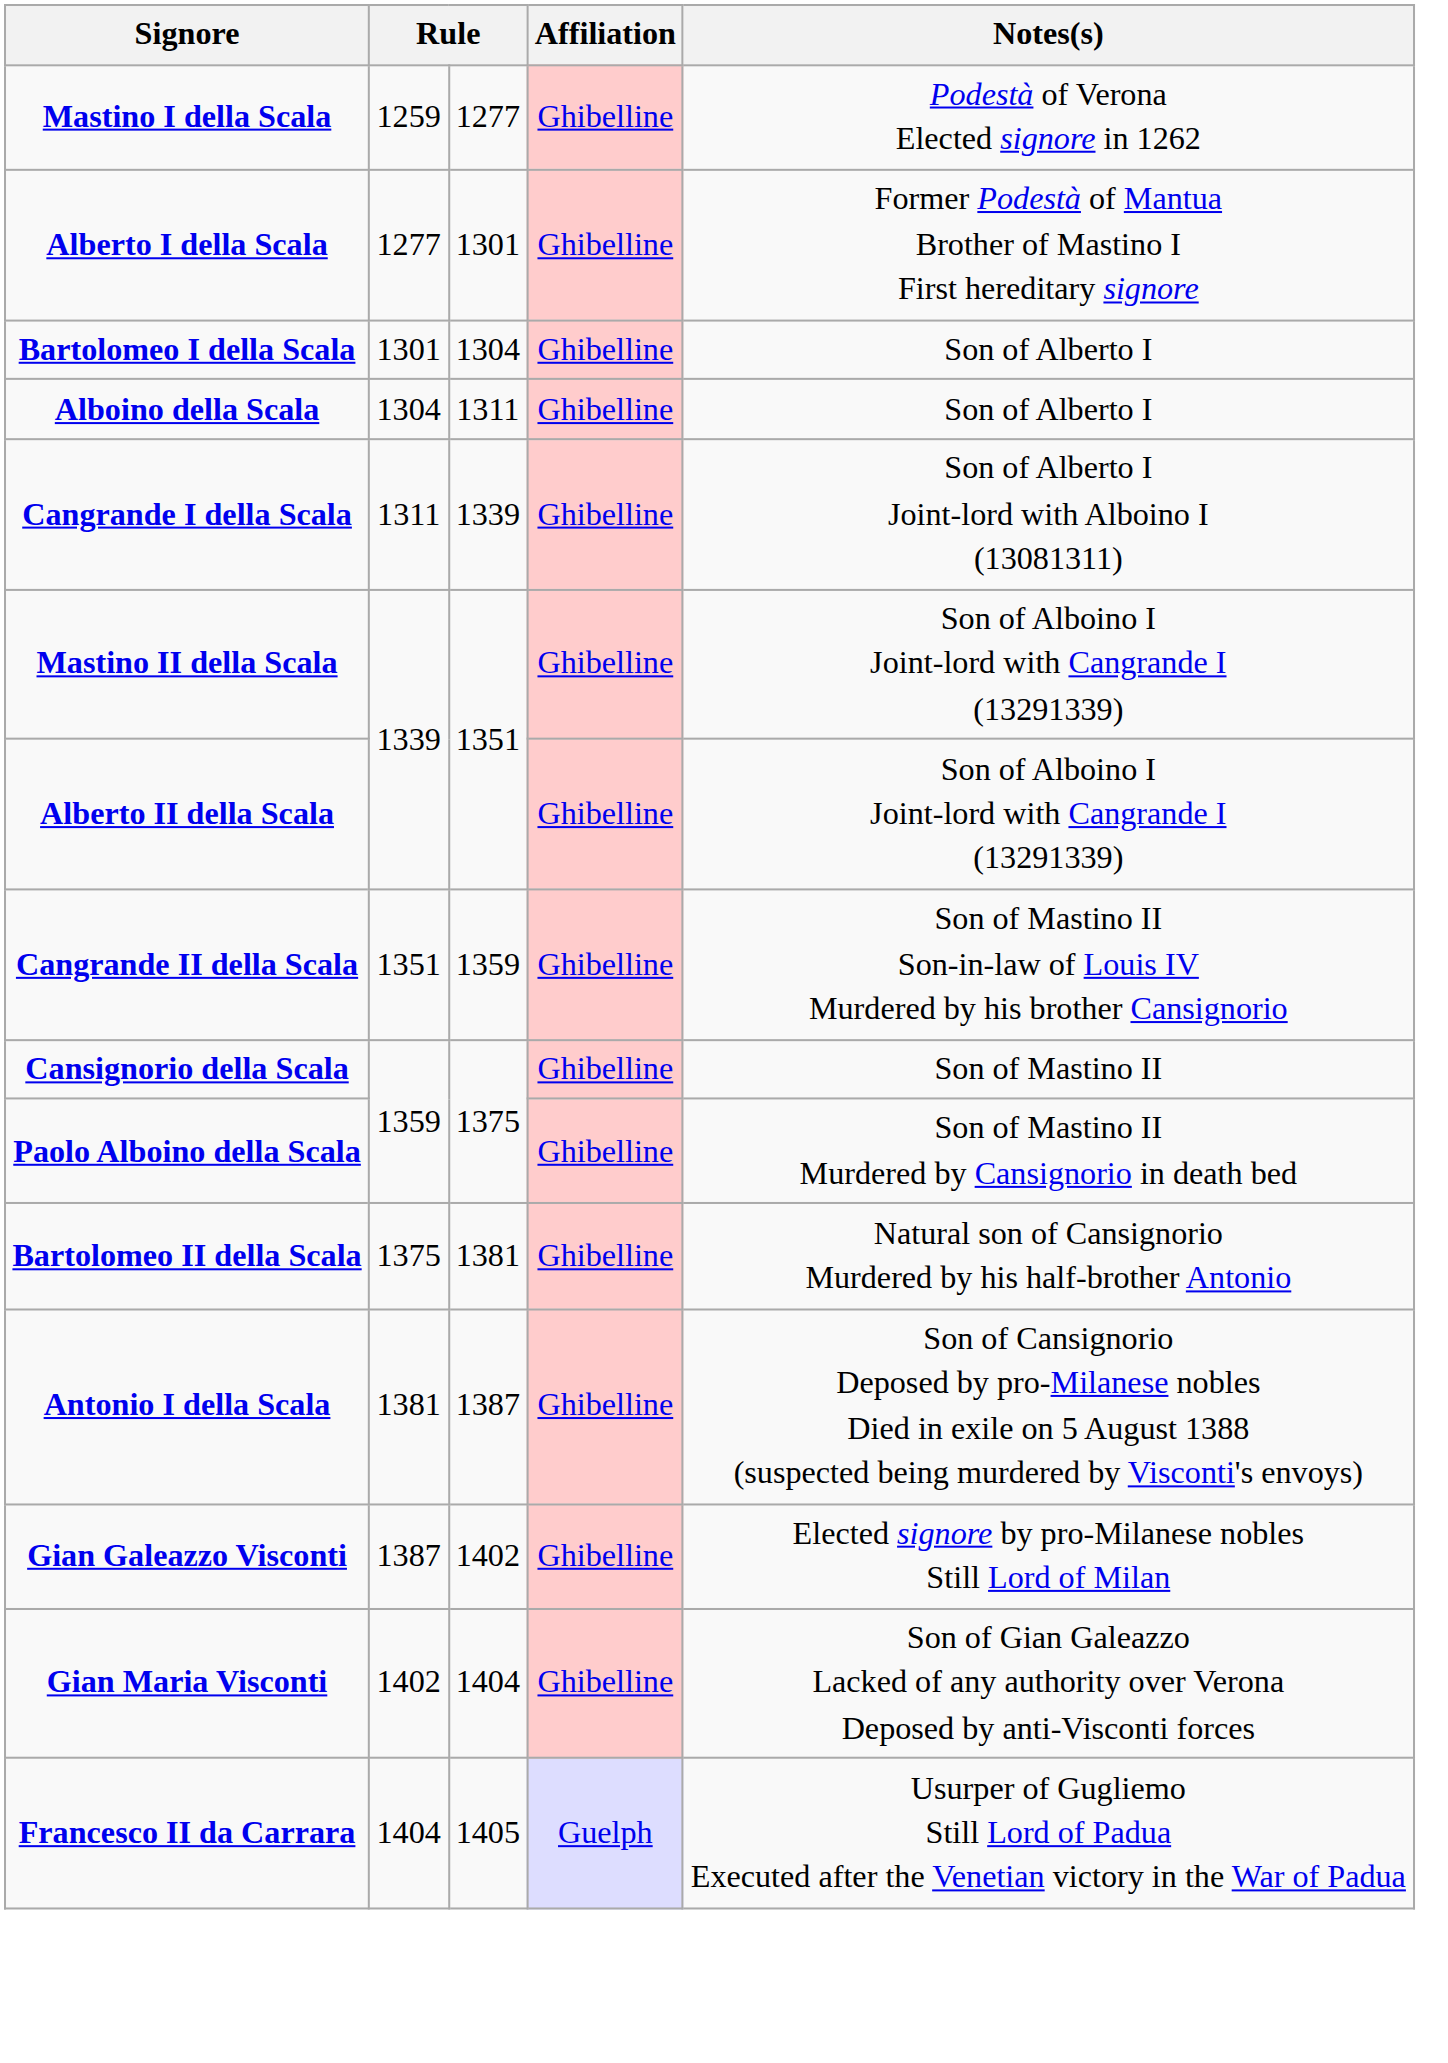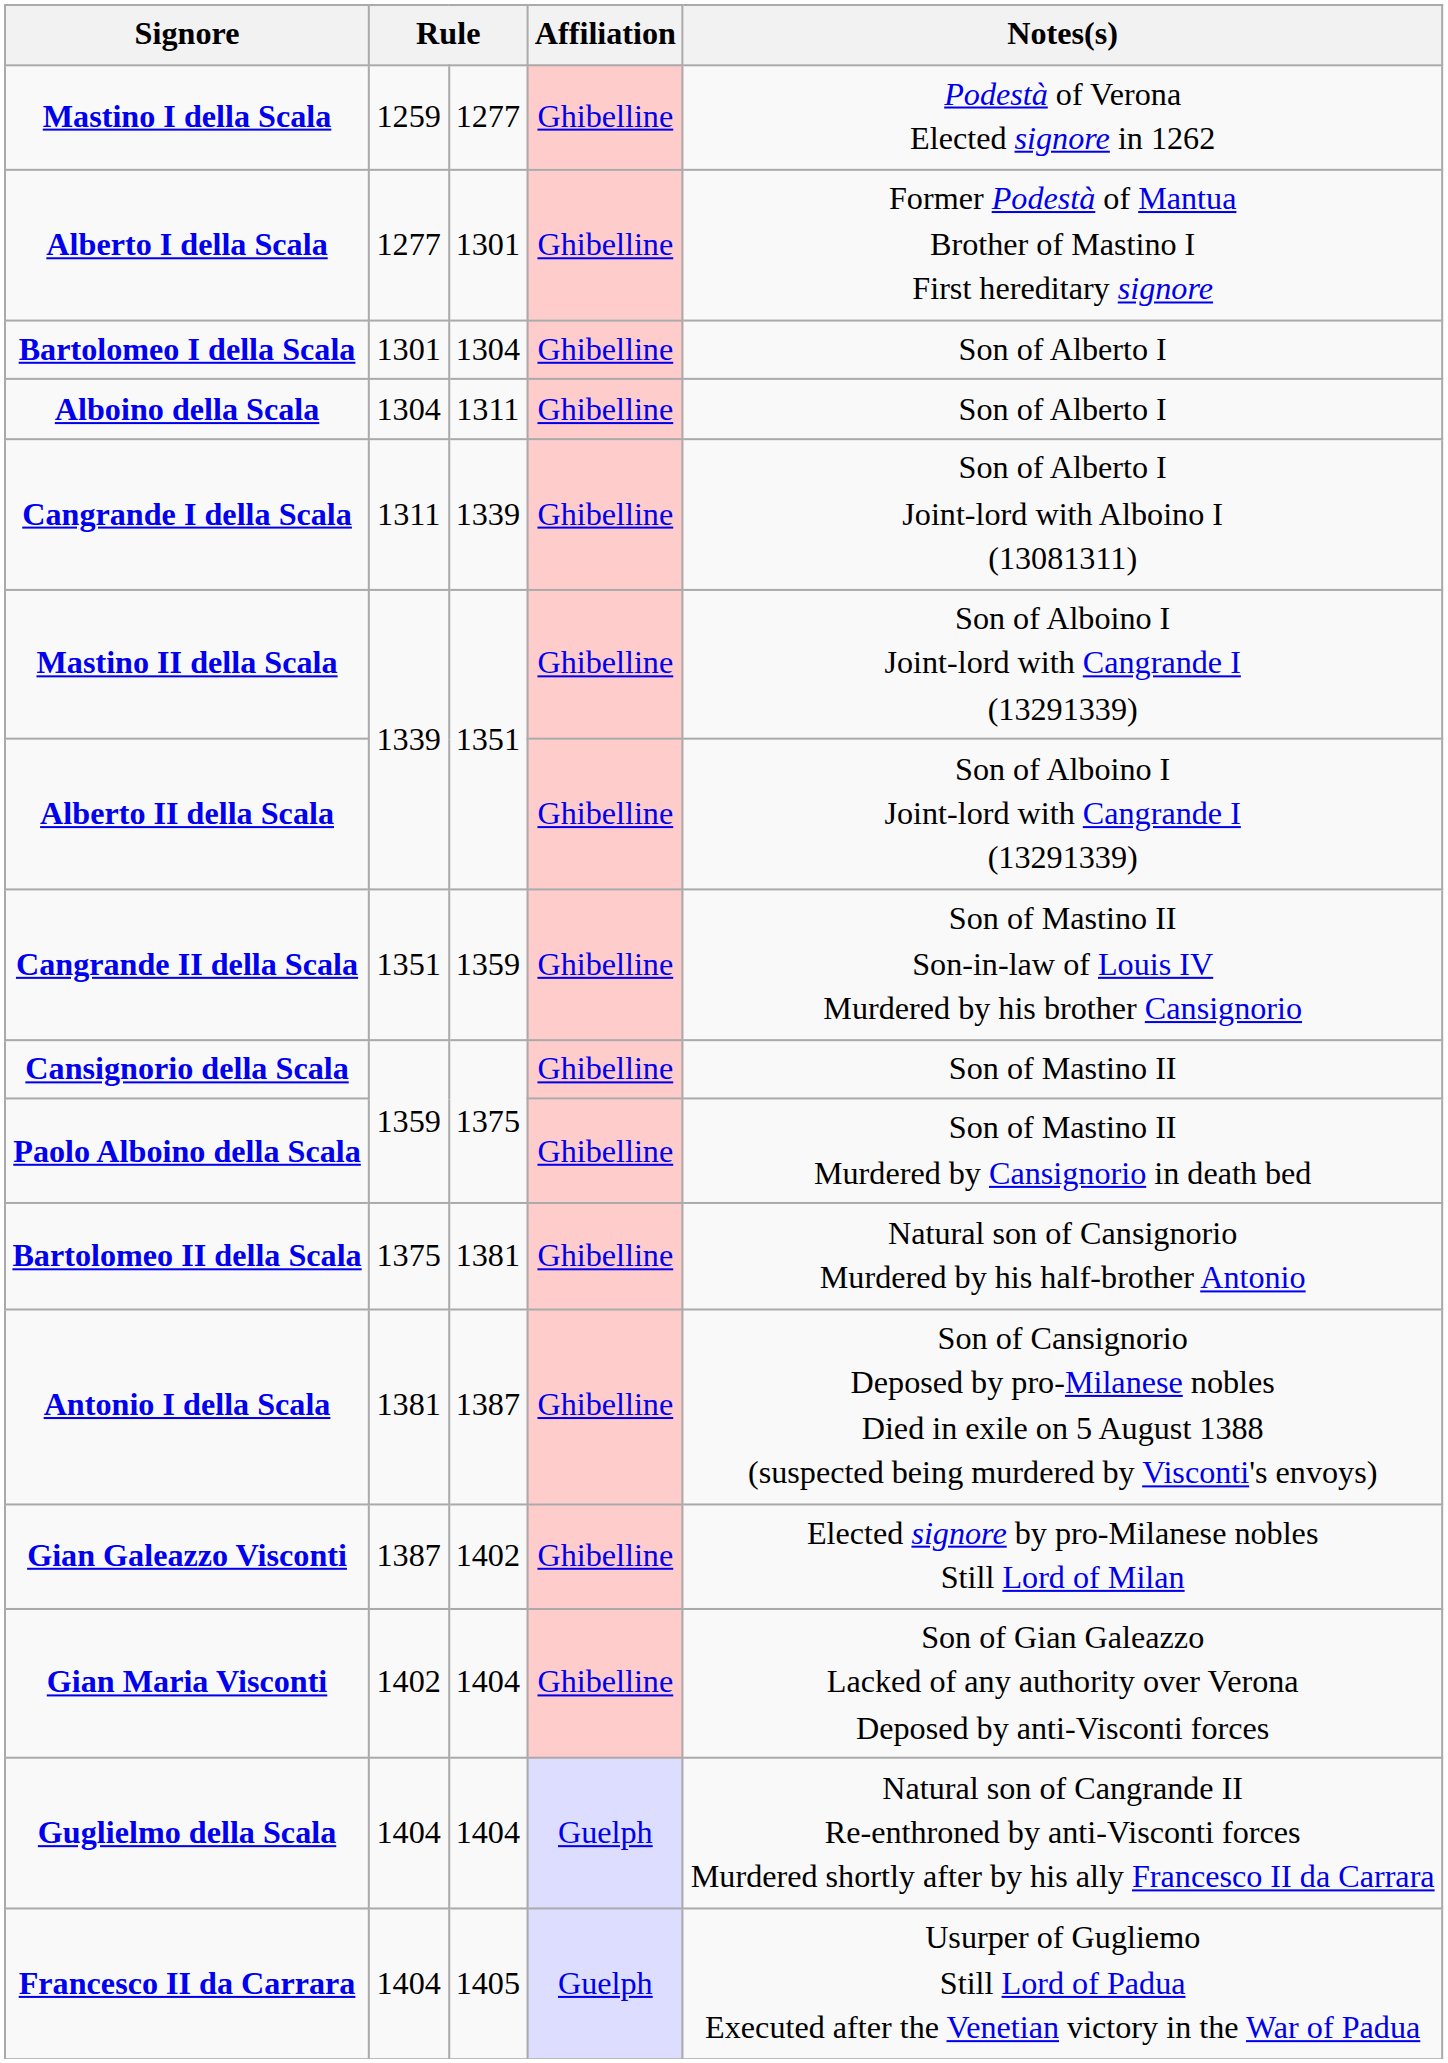+ row: (187, 1832)
